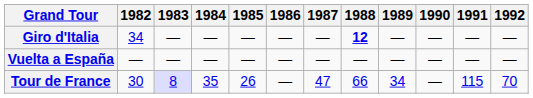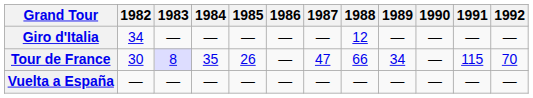(360, 37) bold -> (360, 37) normal
rows swapped: (61, 81) <-> (61, 59)
